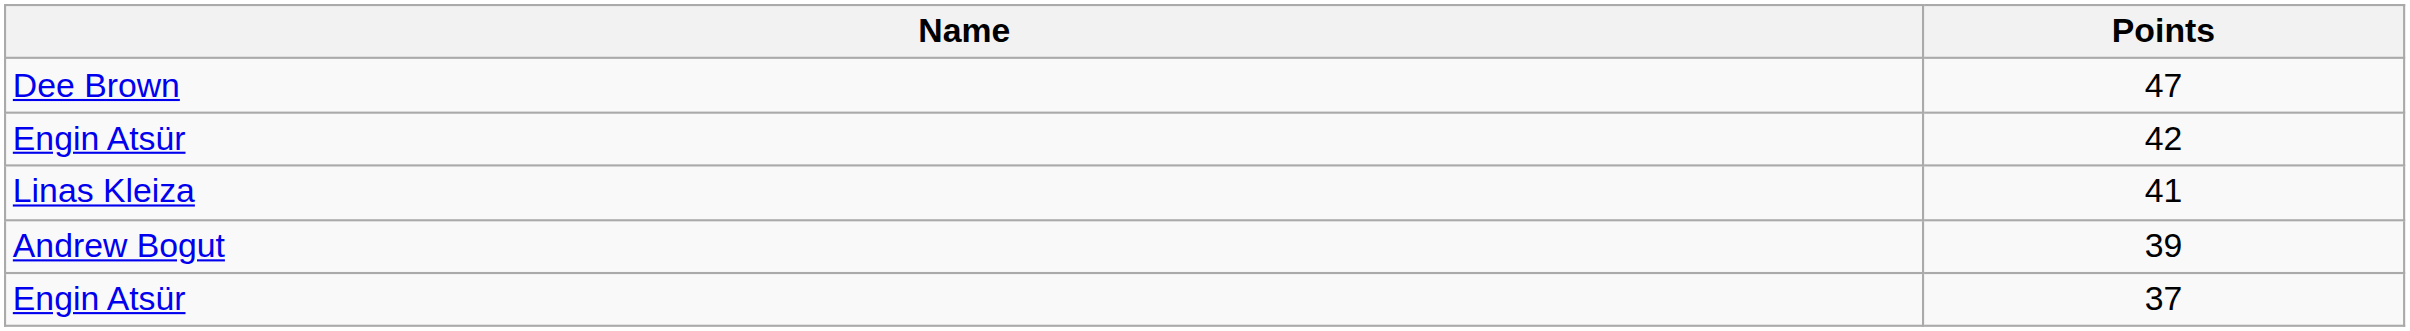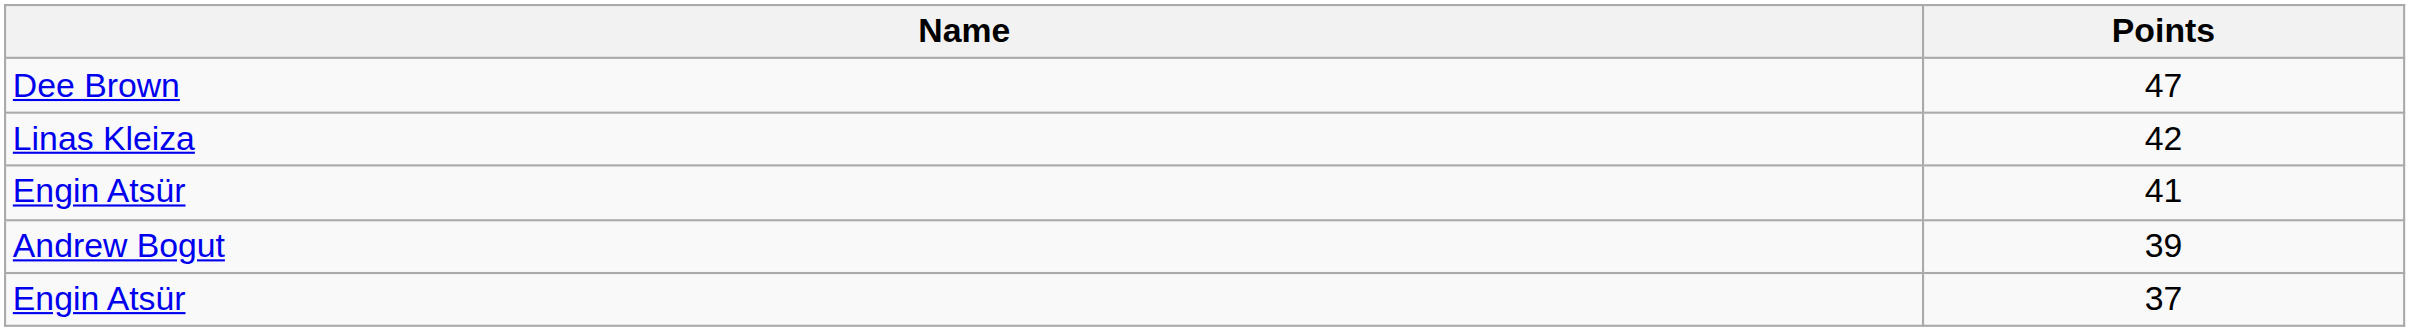(99, 138) Engin Atsür -> (104, 138) Linas Kleiza
(104, 191) Linas Kleiza -> (99, 191) Engin Atsür
